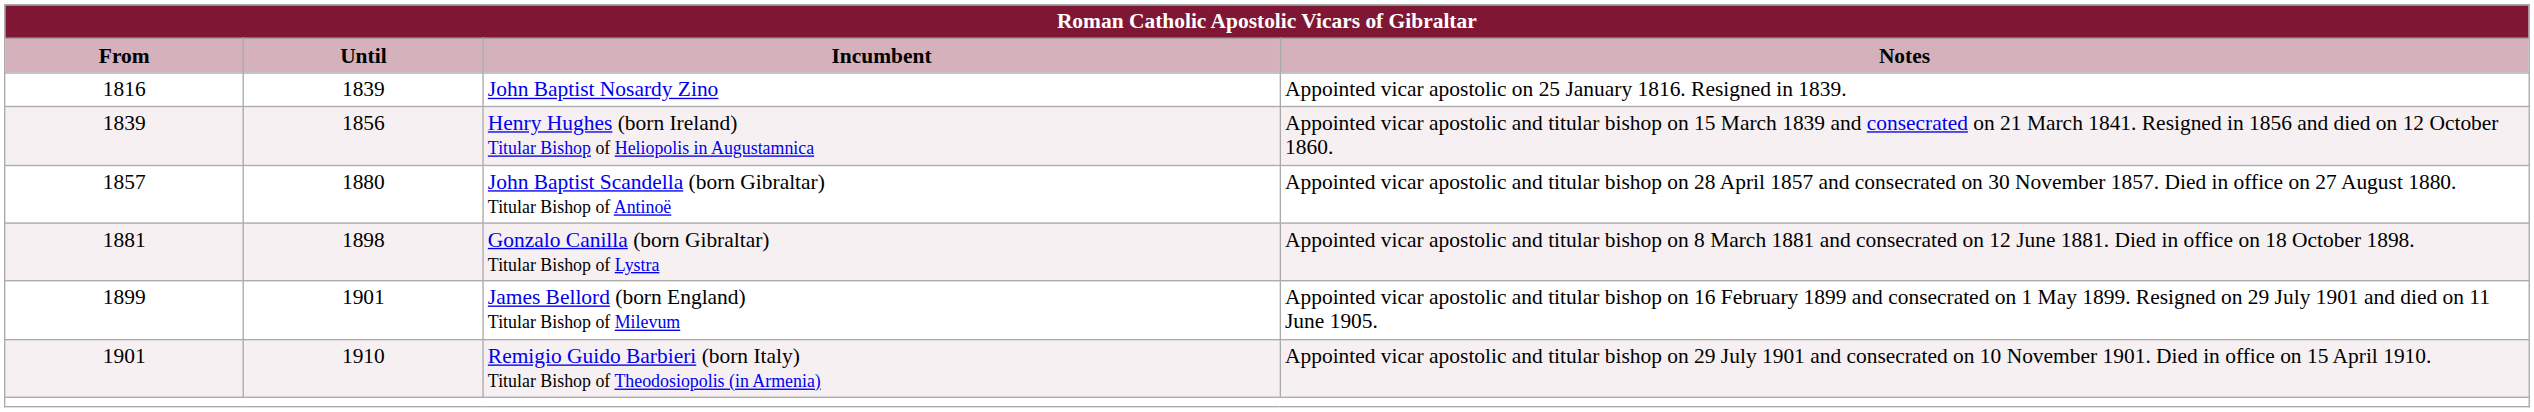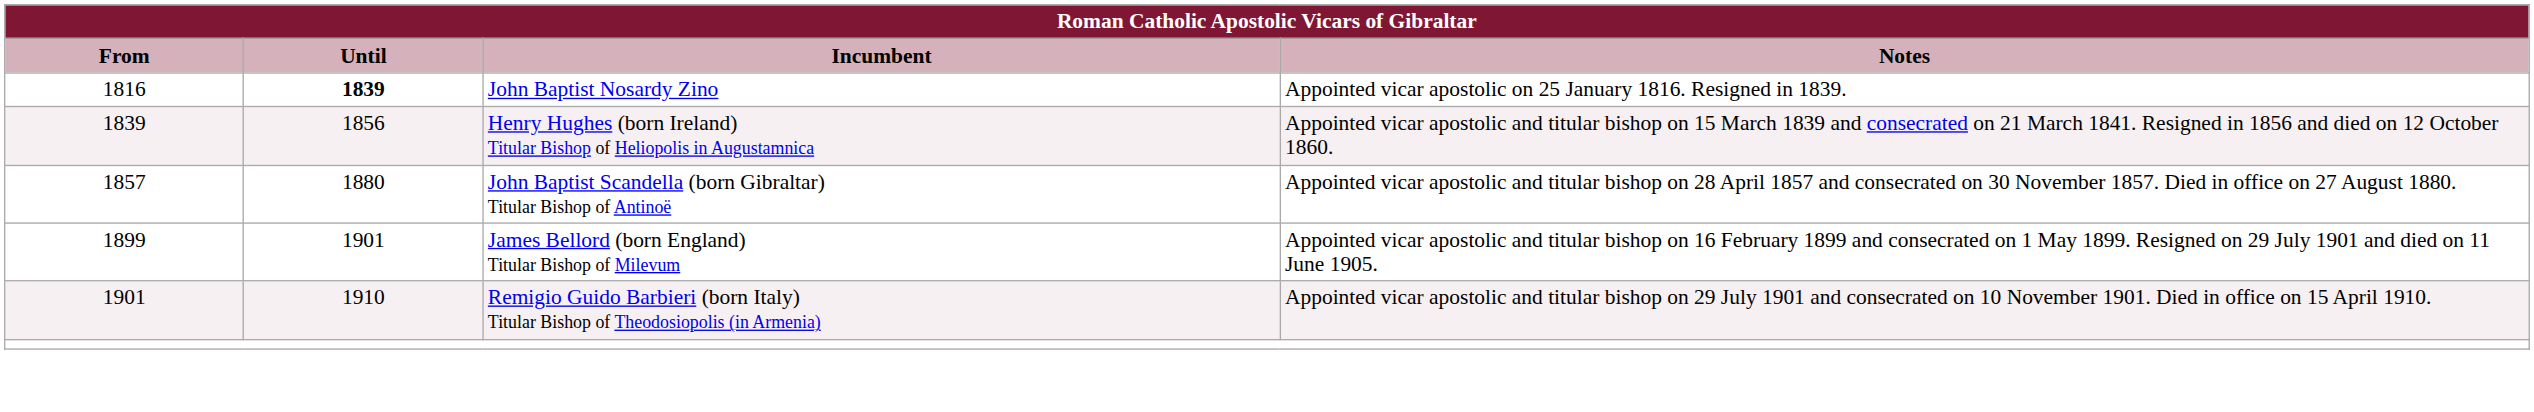(363, 89) normal -> (363, 89) bold
- row: (629, 251)
